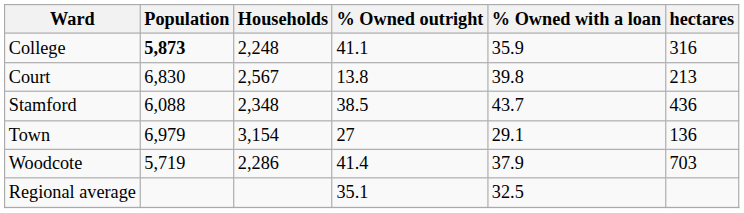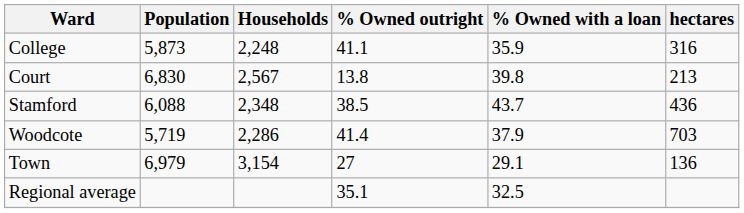(165, 47) bold -> (165, 47) normal
rows swapped: (29, 134) <-> (46, 163)
